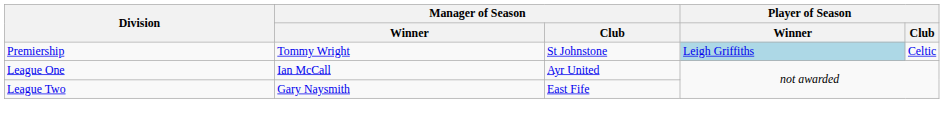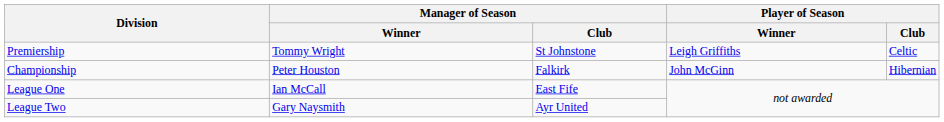(719, 51) lightblue background -> (705, 51) no background
+ row: (42, 70)
(573, 70) Ayr United -> (557, 88) East Fife
(568, 88) East Fife -> (562, 107) Ayr United
